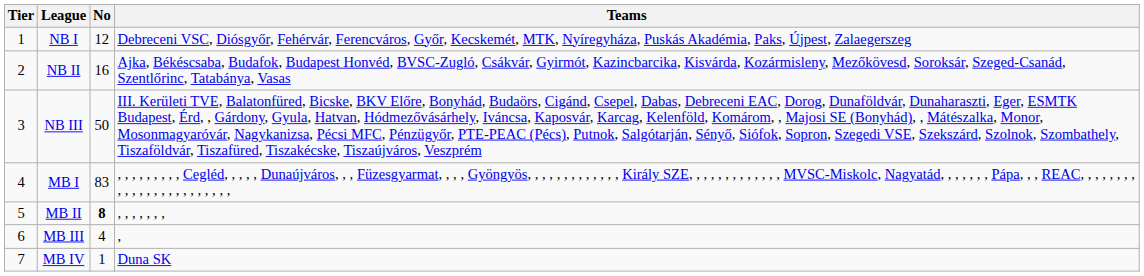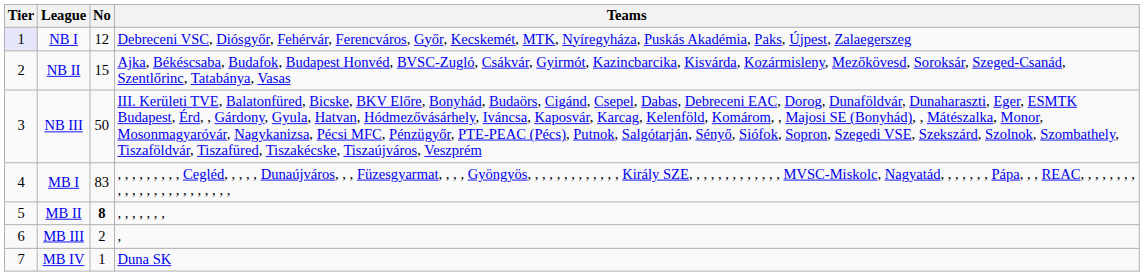(21, 39) no background -> (21, 39) lavender background
(102, 70) 16 -> (102, 70) 15
(102, 236) 4 -> (102, 236) 2
